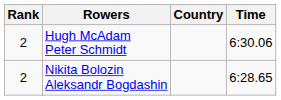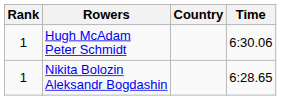(23, 42) 2 -> (23, 42) 1
(23, 77) 2 -> (23, 77) 1
